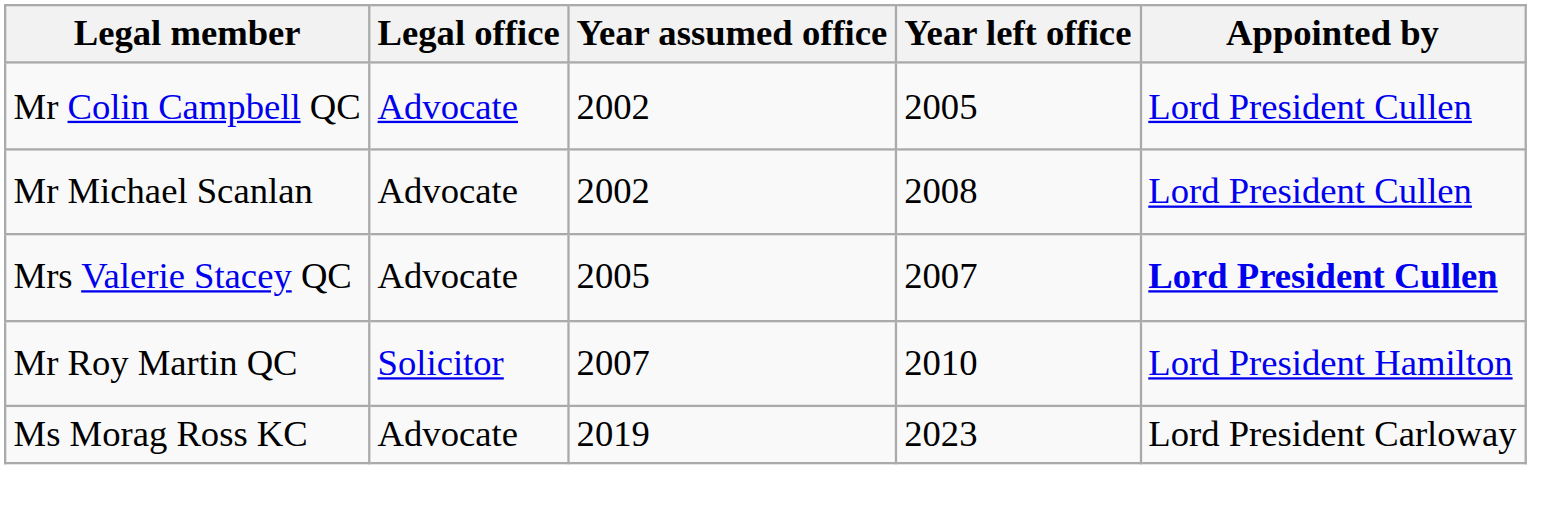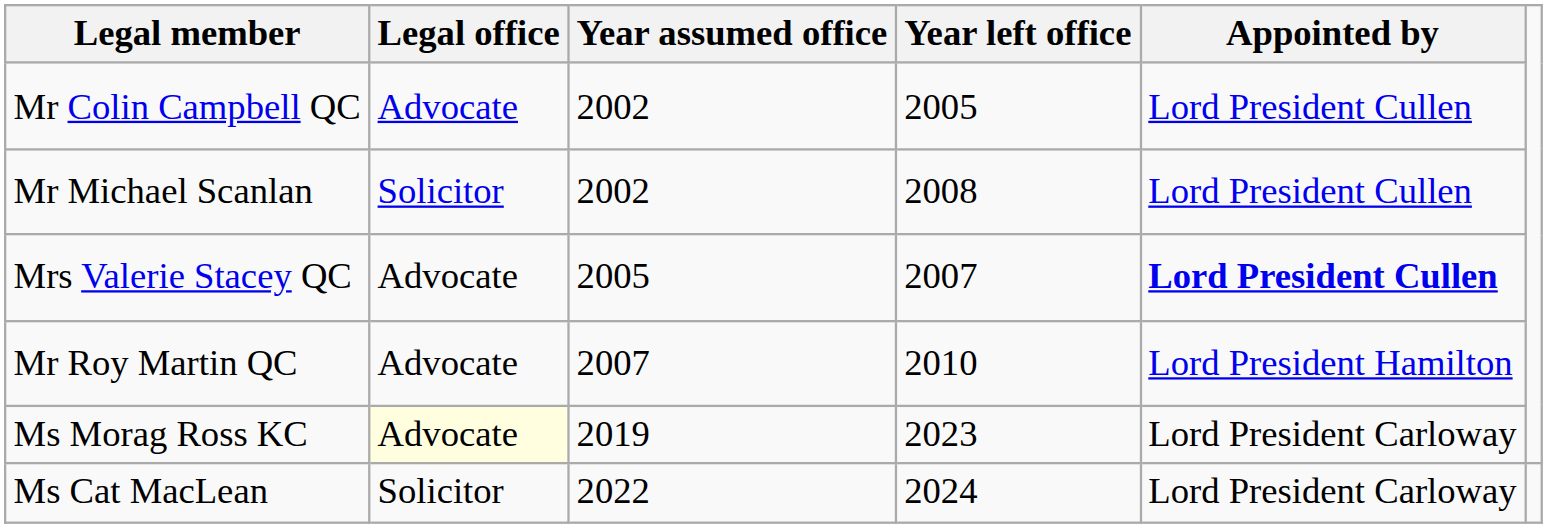(448, 190) Advocate -> (441, 190) Solicitor
(441, 362) Solicitor -> (448, 362) Advocate
(448, 434) no background -> (448, 434) lightyellow background
+ row: (141, 492)
